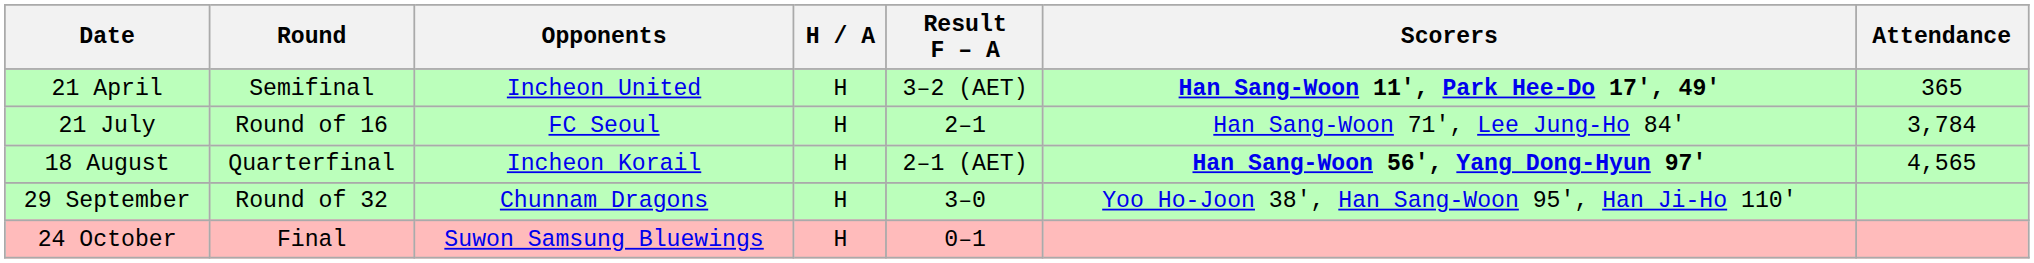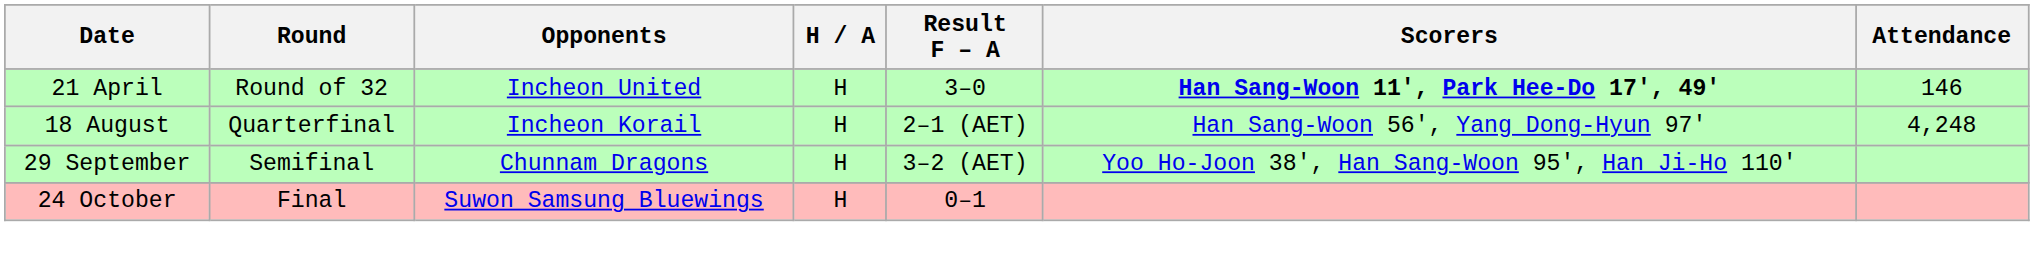(312, 88) Semifinal -> (312, 88) Round of 32
(965, 88) 3–2 (AET) -> (965, 88) 3–0
(1942, 88) 365 -> (1942, 88) 146
- row: (107, 126)
(1449, 164) bold -> (1449, 126) normal
(1942, 164) 4,565 -> (1942, 126) 4,248
(312, 201) Round of 32 -> (312, 164) Semifinal
(965, 201) 3–0 -> (965, 164) 3–2 (AET)
